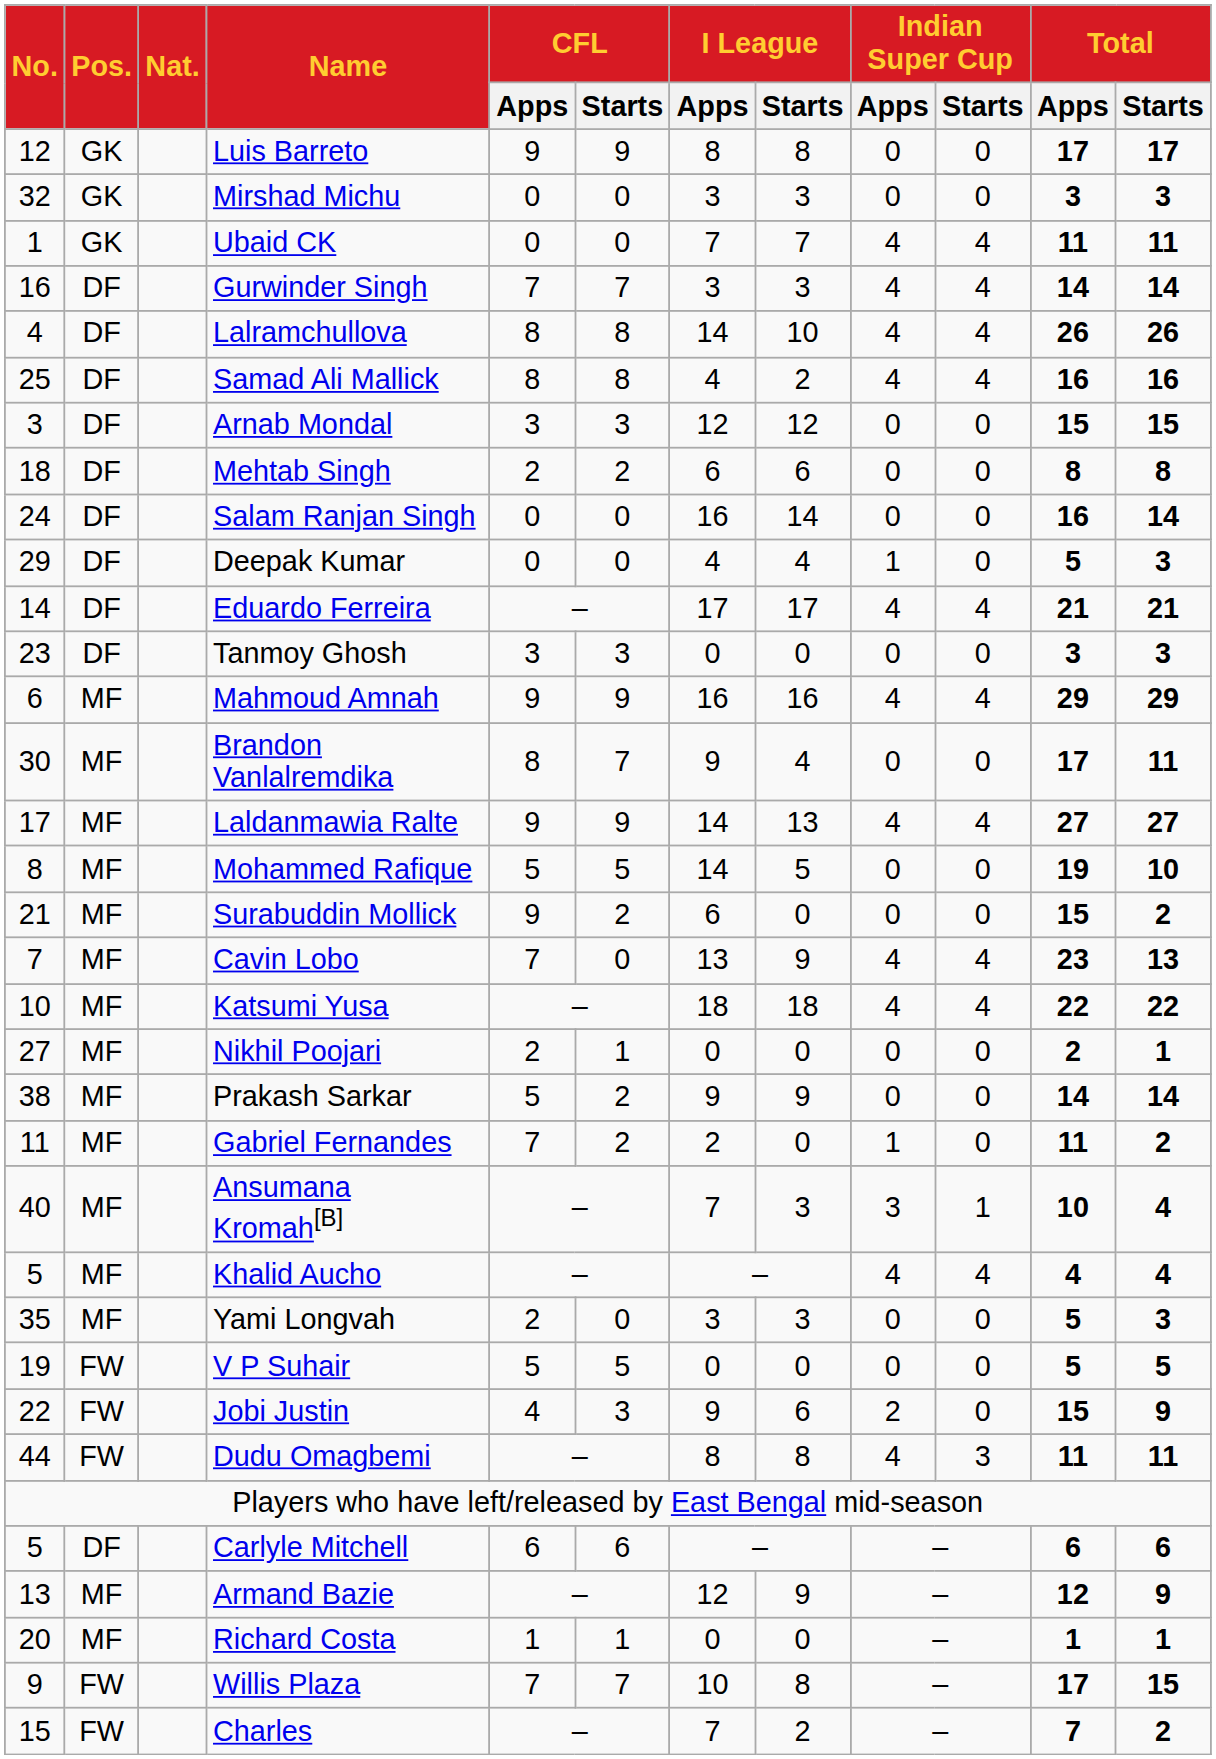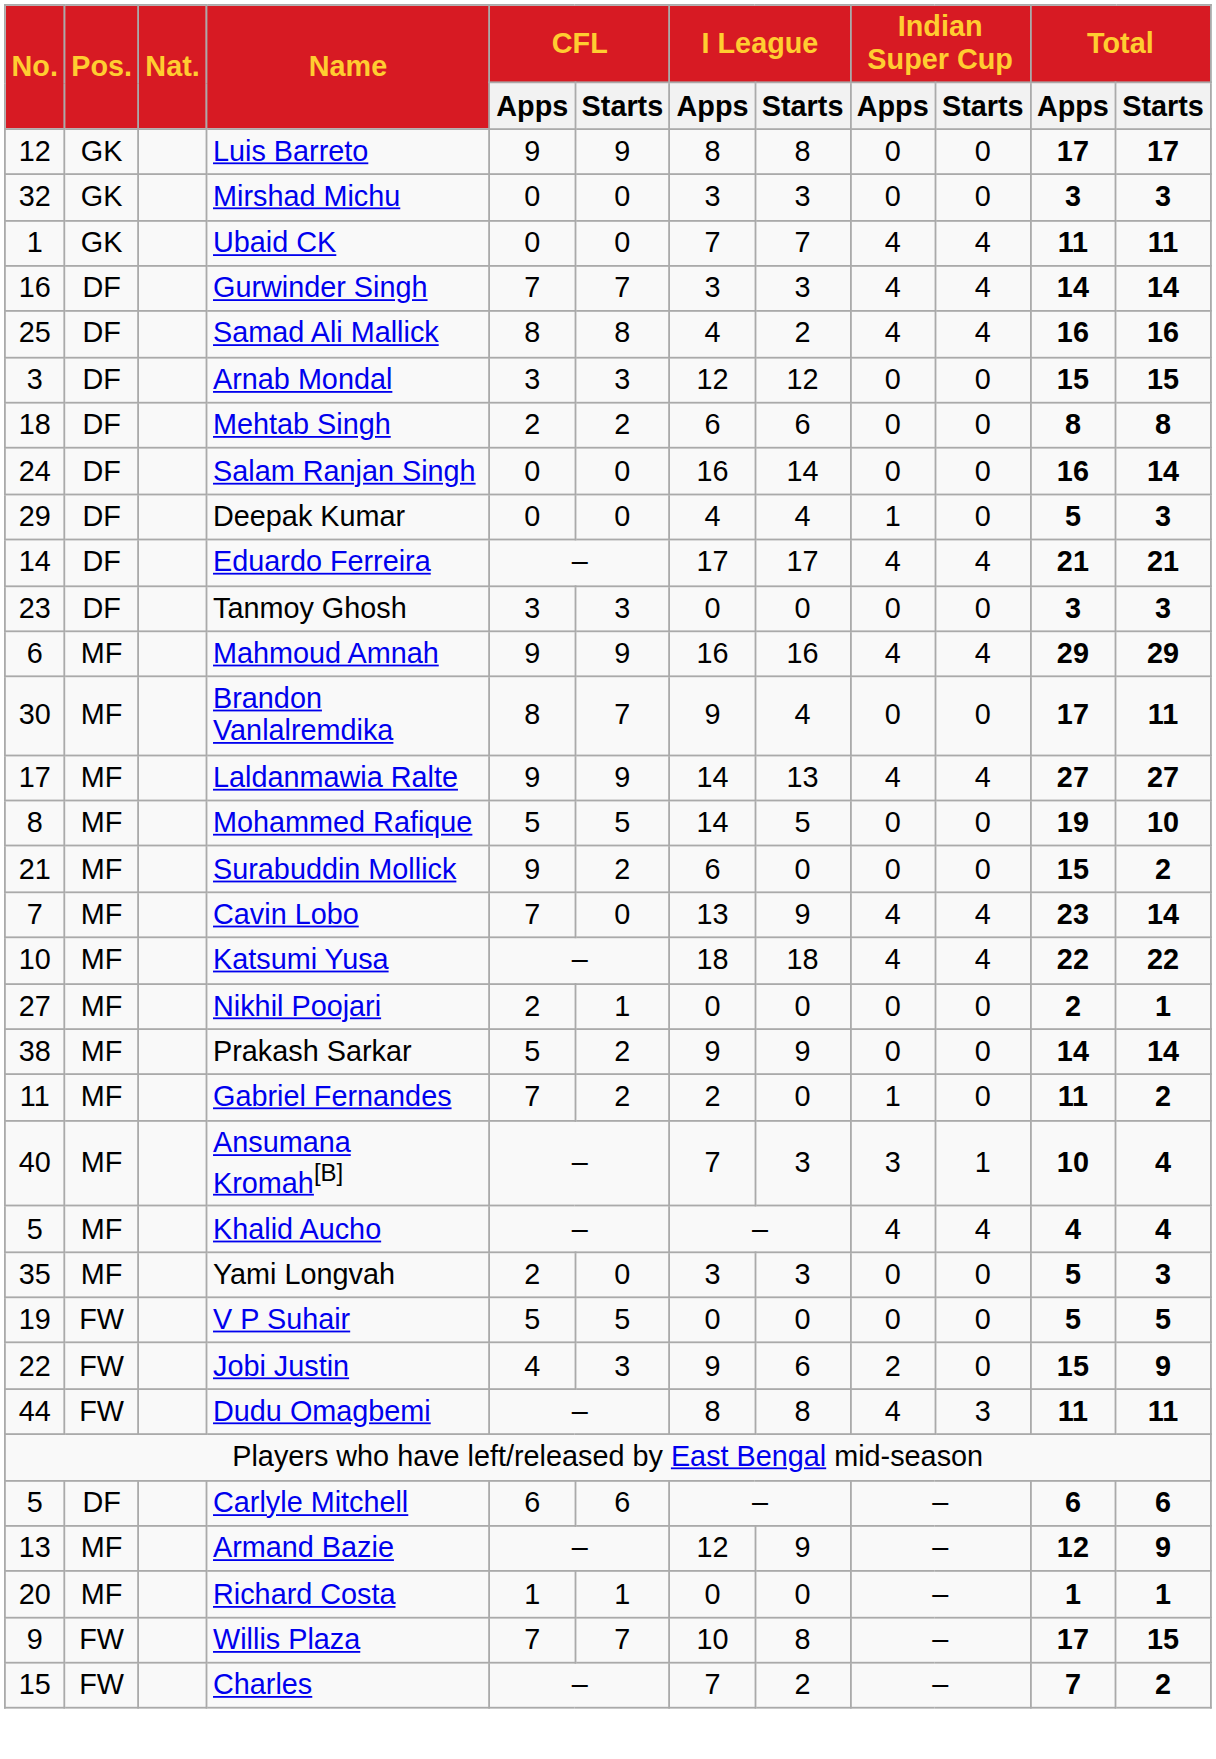- row: (310, 333)
(1163, 959) 13 -> (1163, 914) 14
